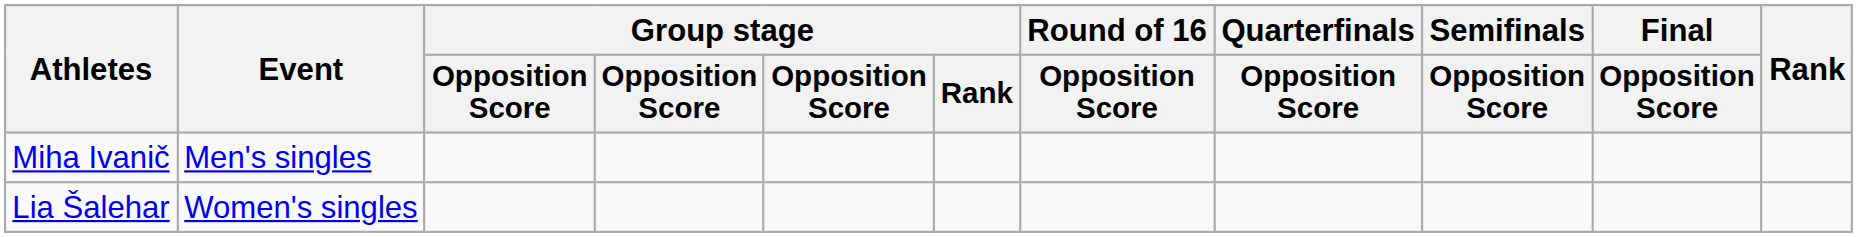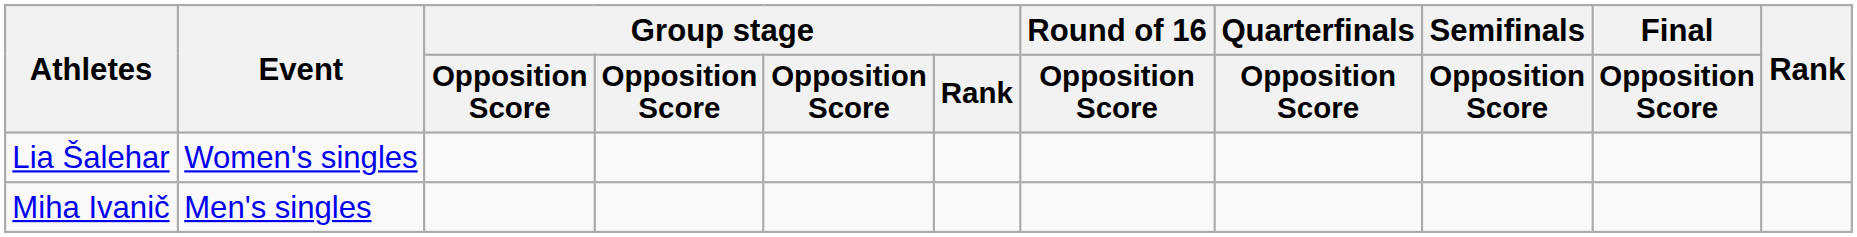rows swapped: (91, 158) <-> (91, 207)
